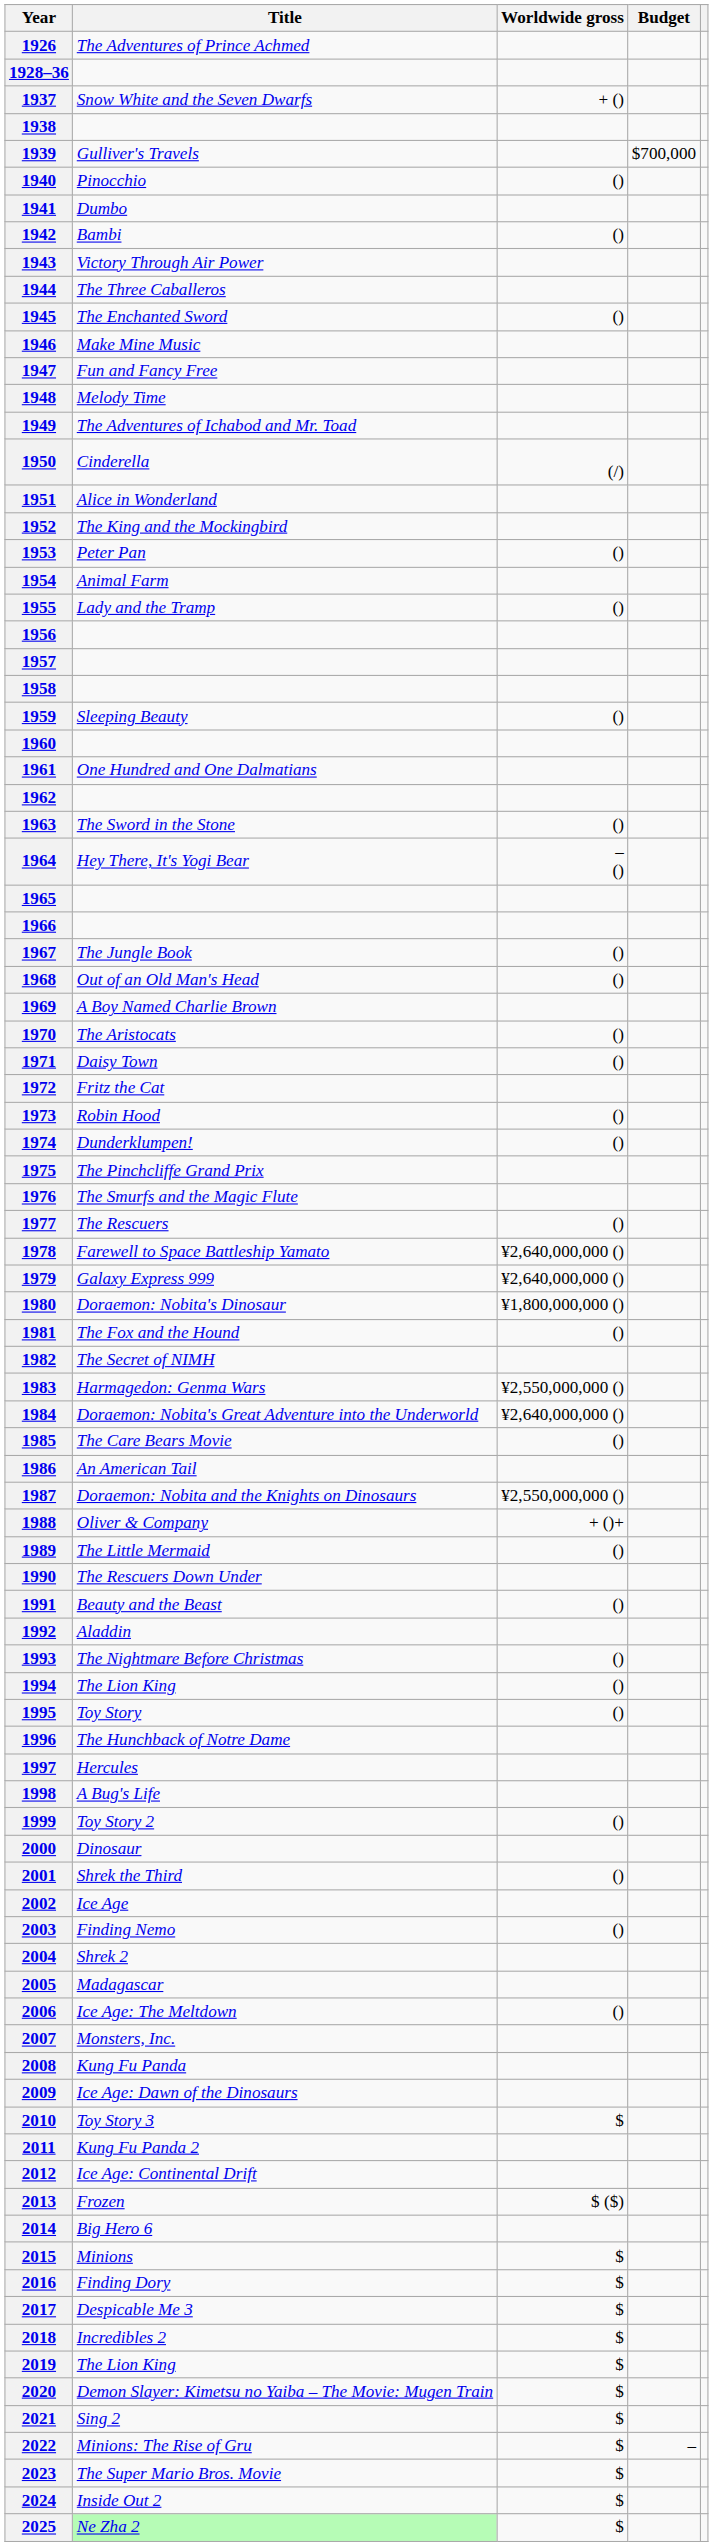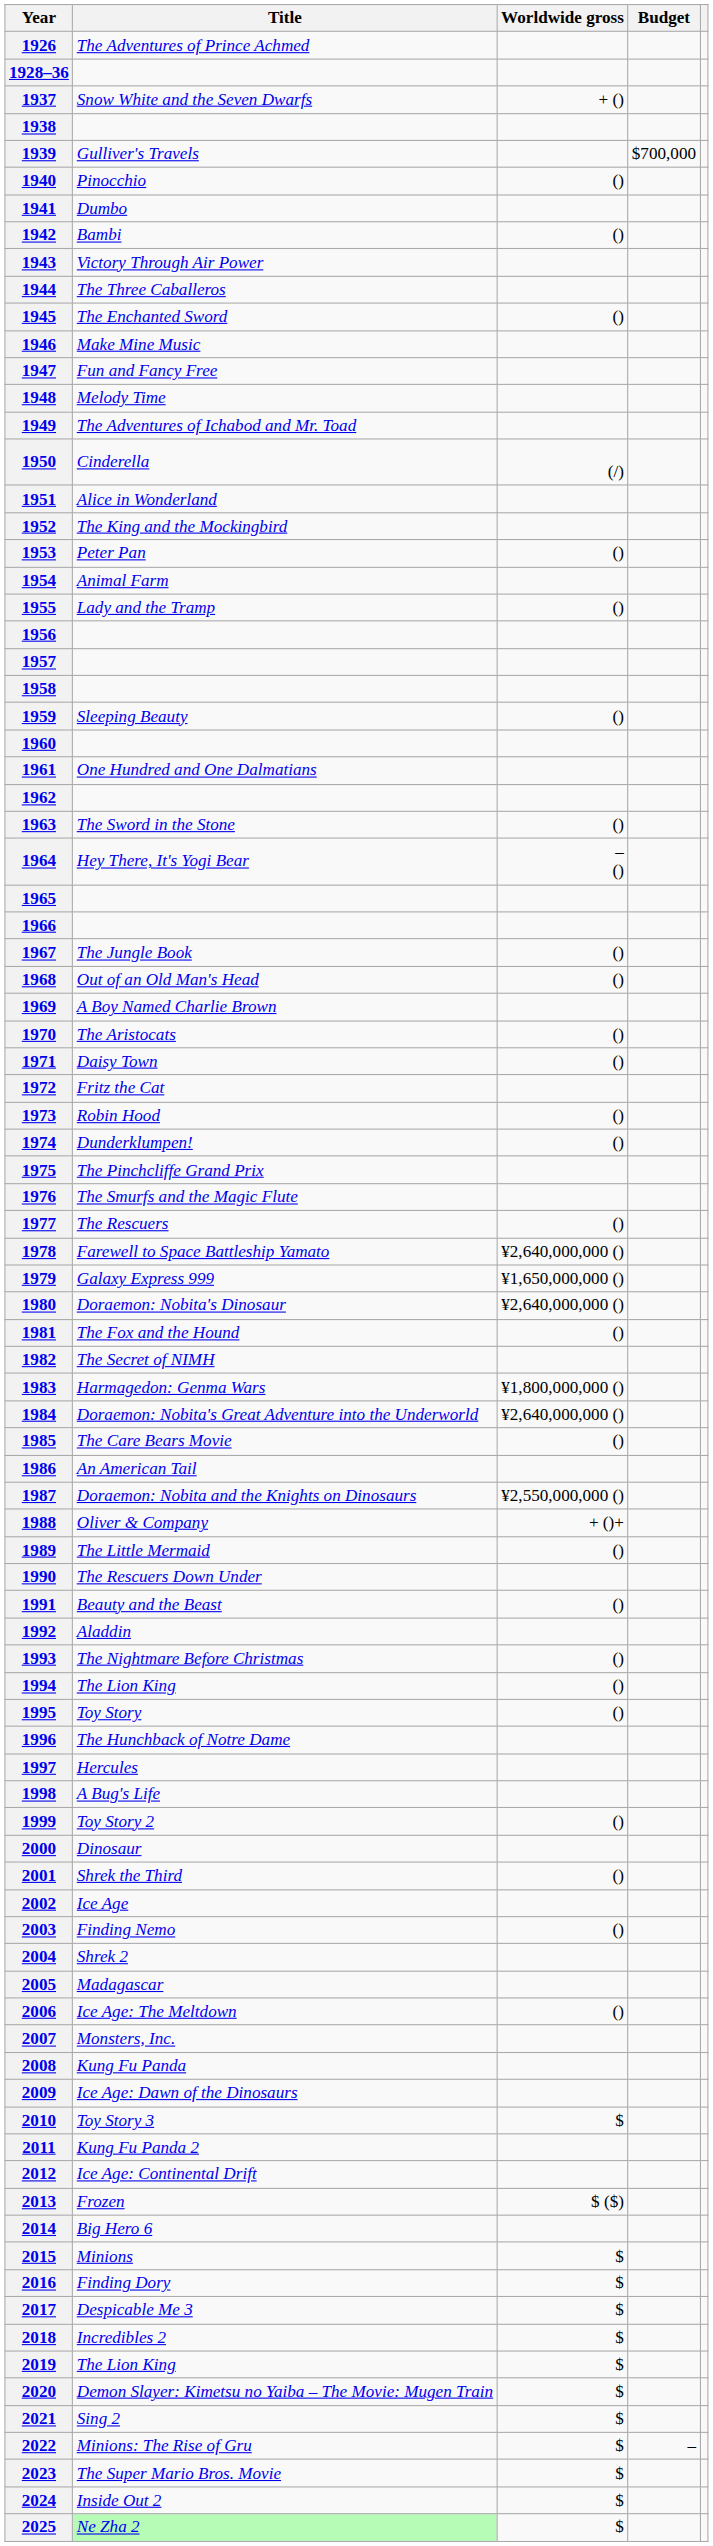(563, 1278) ¥2,640,000,000 () -> (563, 1278) ¥1,650,000,000 ()
(563, 1305) ¥1,800,000,000 () -> (563, 1305) ¥2,640,000,000 ()
(563, 1387) ¥2,550,000,000 () -> (563, 1387) ¥1,800,000,000 ()
